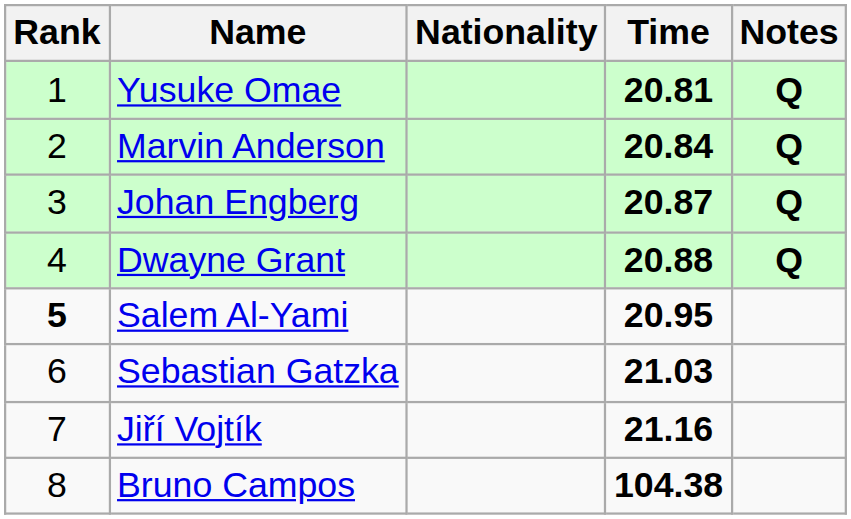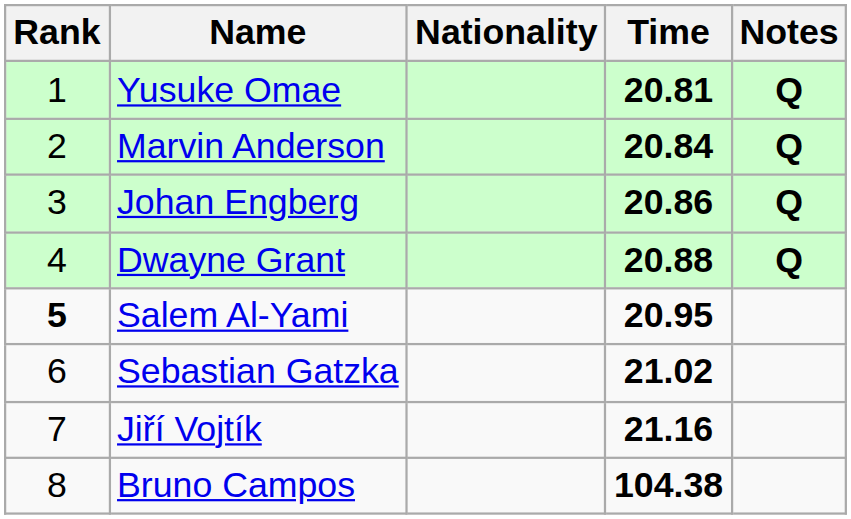(669, 202) 20.87 -> (669, 202) 20.86
(669, 372) 21.03 -> (669, 372) 21.02
